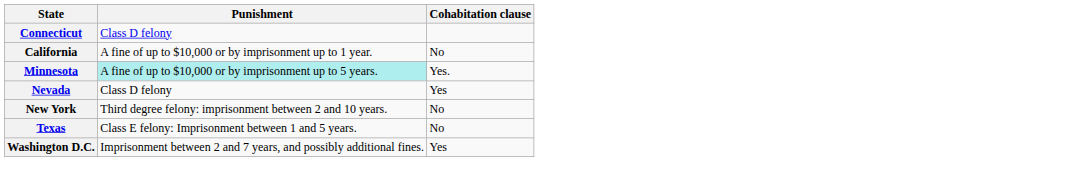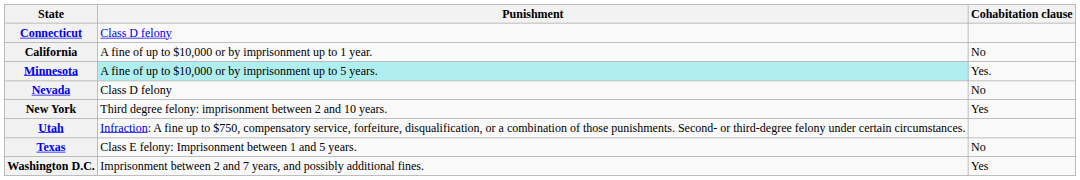(438, 90) Yes -> (978, 90) No
(437, 109) No -> (980, 109) Yes
+ row: (51, 128)
